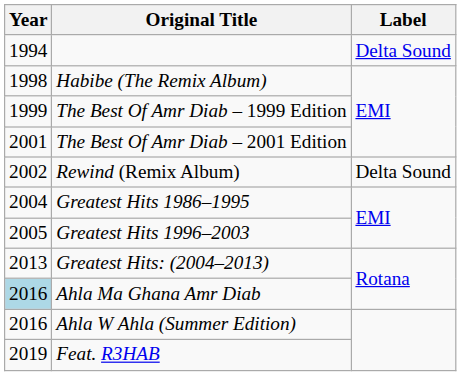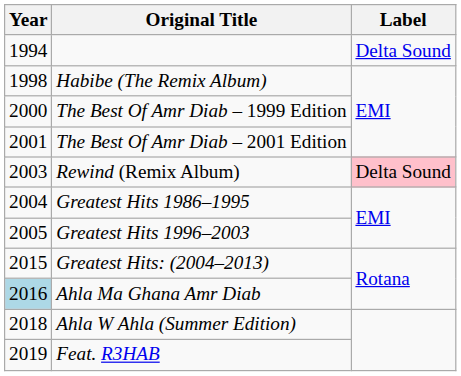(28, 111) 1999 -> (28, 111) 2000
(28, 171) 2002 -> (28, 171) 2003
(403, 171) no background -> (403, 171) pink background
(28, 263) 2013 -> (28, 263) 2015
(28, 324) 2016 -> (28, 324) 2018
